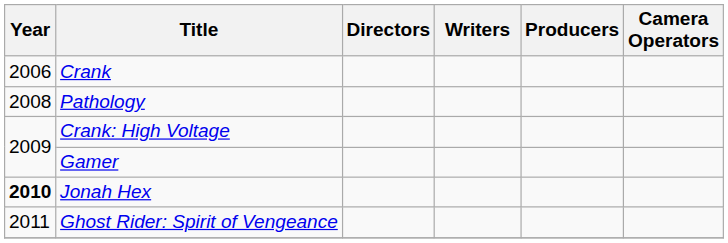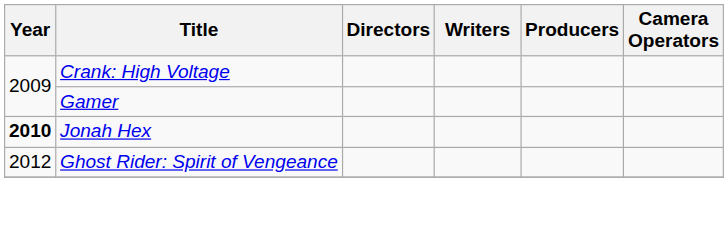- row: (86, 71)
- row: (102, 101)
(29, 222) 2011 -> (30, 161) 2012
